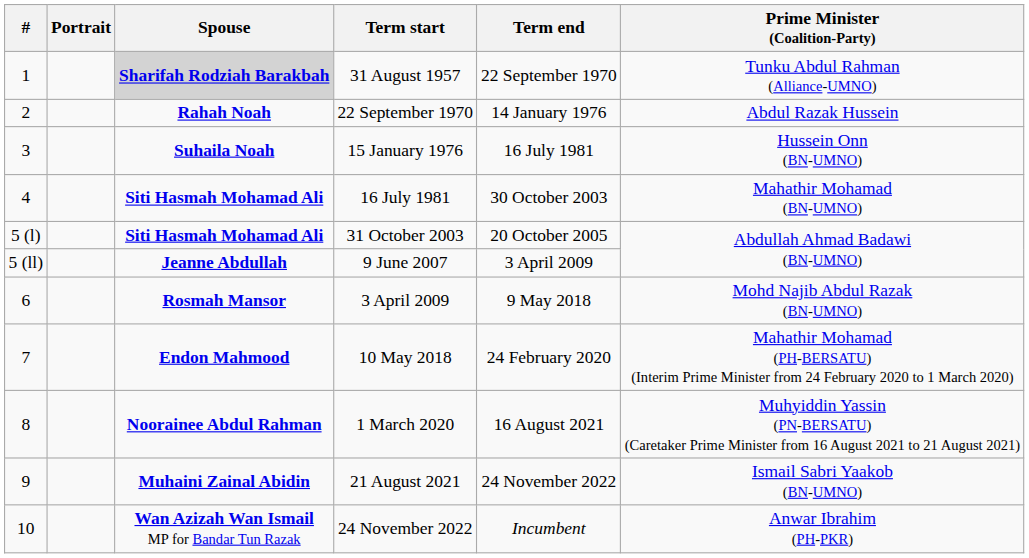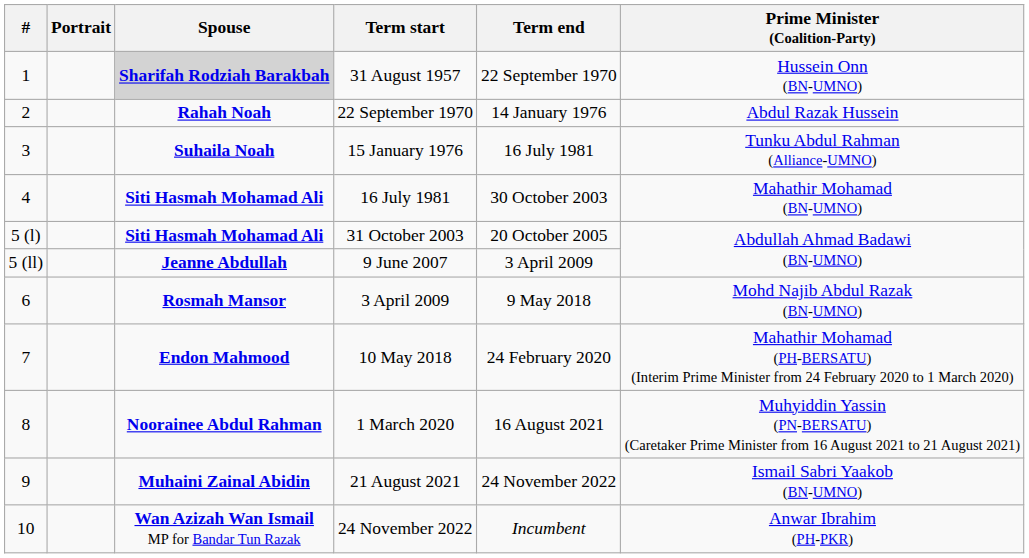(822, 75) Tunku Abdul Rahman (Alliance-UMNO) -> (822, 75) Hussein Onn (BN-UMNO)
(822, 150) Hussein Onn (BN-UMNO) -> (822, 150) Tunku Abdul Rahman (Alliance-UMNO)
